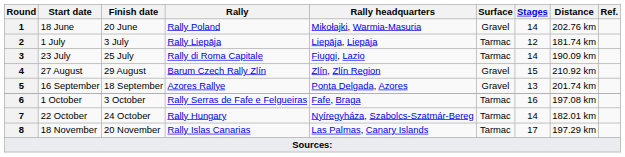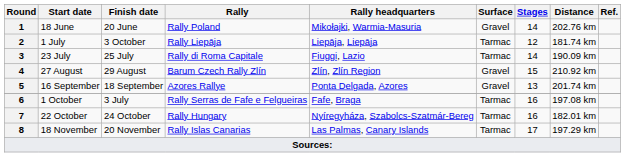(116, 41) 3 July -> (125, 41) 3 October
(125, 100) 3 October -> (116, 100) 3 July
(532, 115) 14 -> (532, 115) 16
